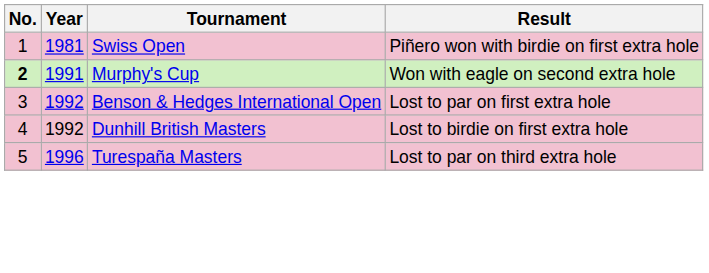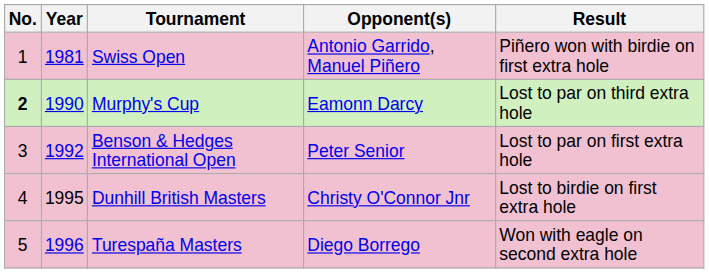+ column: (399, 19)
(64, 74) 1991 -> (64, 103) 1990
(532, 74) Won with eagle on second extra hole -> (594, 103) Lost to par on third extra hole
(64, 129) 1992 -> (64, 198) 1995
(503, 157) Lost to par on third extra hole -> (571, 245) Won with eagle on second extra hole
